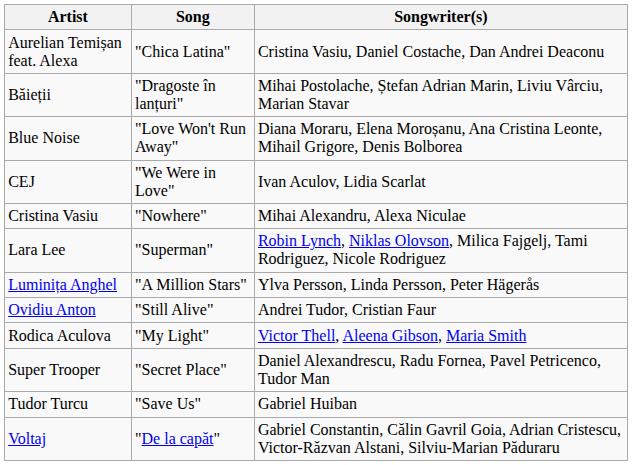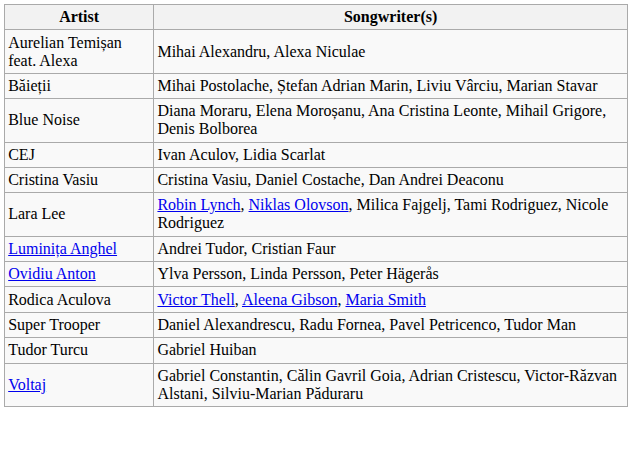- column: (193, 17)
(431, 51) Cristina Vasiu, Daniel Costache, Dan Andrei Deaconu -> (261, 51) Mihai Alexandru, Alexa Niculae
(362, 216) Mihai Alexandru, Alexa Niculae -> (331, 180) Cristina Vasiu, Daniel Costache, Dan Andrei Deaconu
(399, 284) Ylva Persson, Linda Persson, Peter Hägerås -> (246, 248) Andrei Tudor, Cristian Faur
(347, 310) Andrei Tudor, Cristian Faur -> (298, 274) Ylva Persson, Linda Persson, Peter Hägerås
